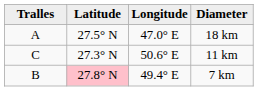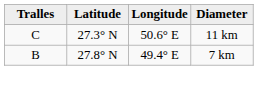- row: (222, 34)
(98, 75) pink background -> (98, 55) no background
